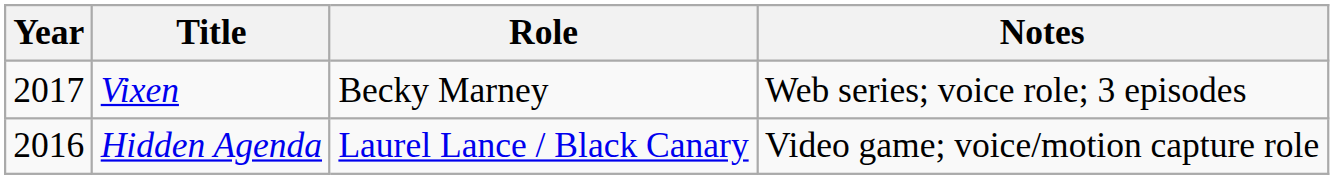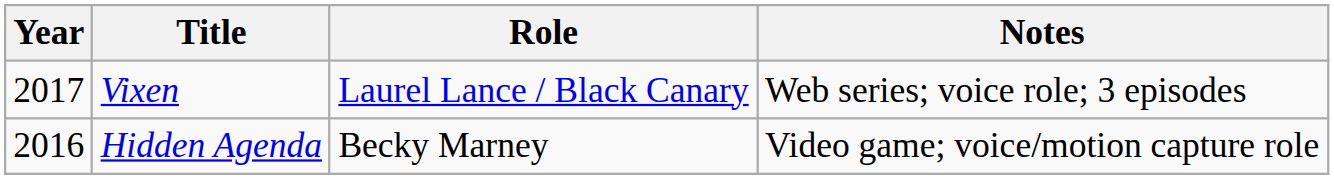(443, 88) Becky Marney -> (544, 88) Laurel Lance / Black Canary
(544, 145) Laurel Lance / Black Canary -> (443, 145) Becky Marney
